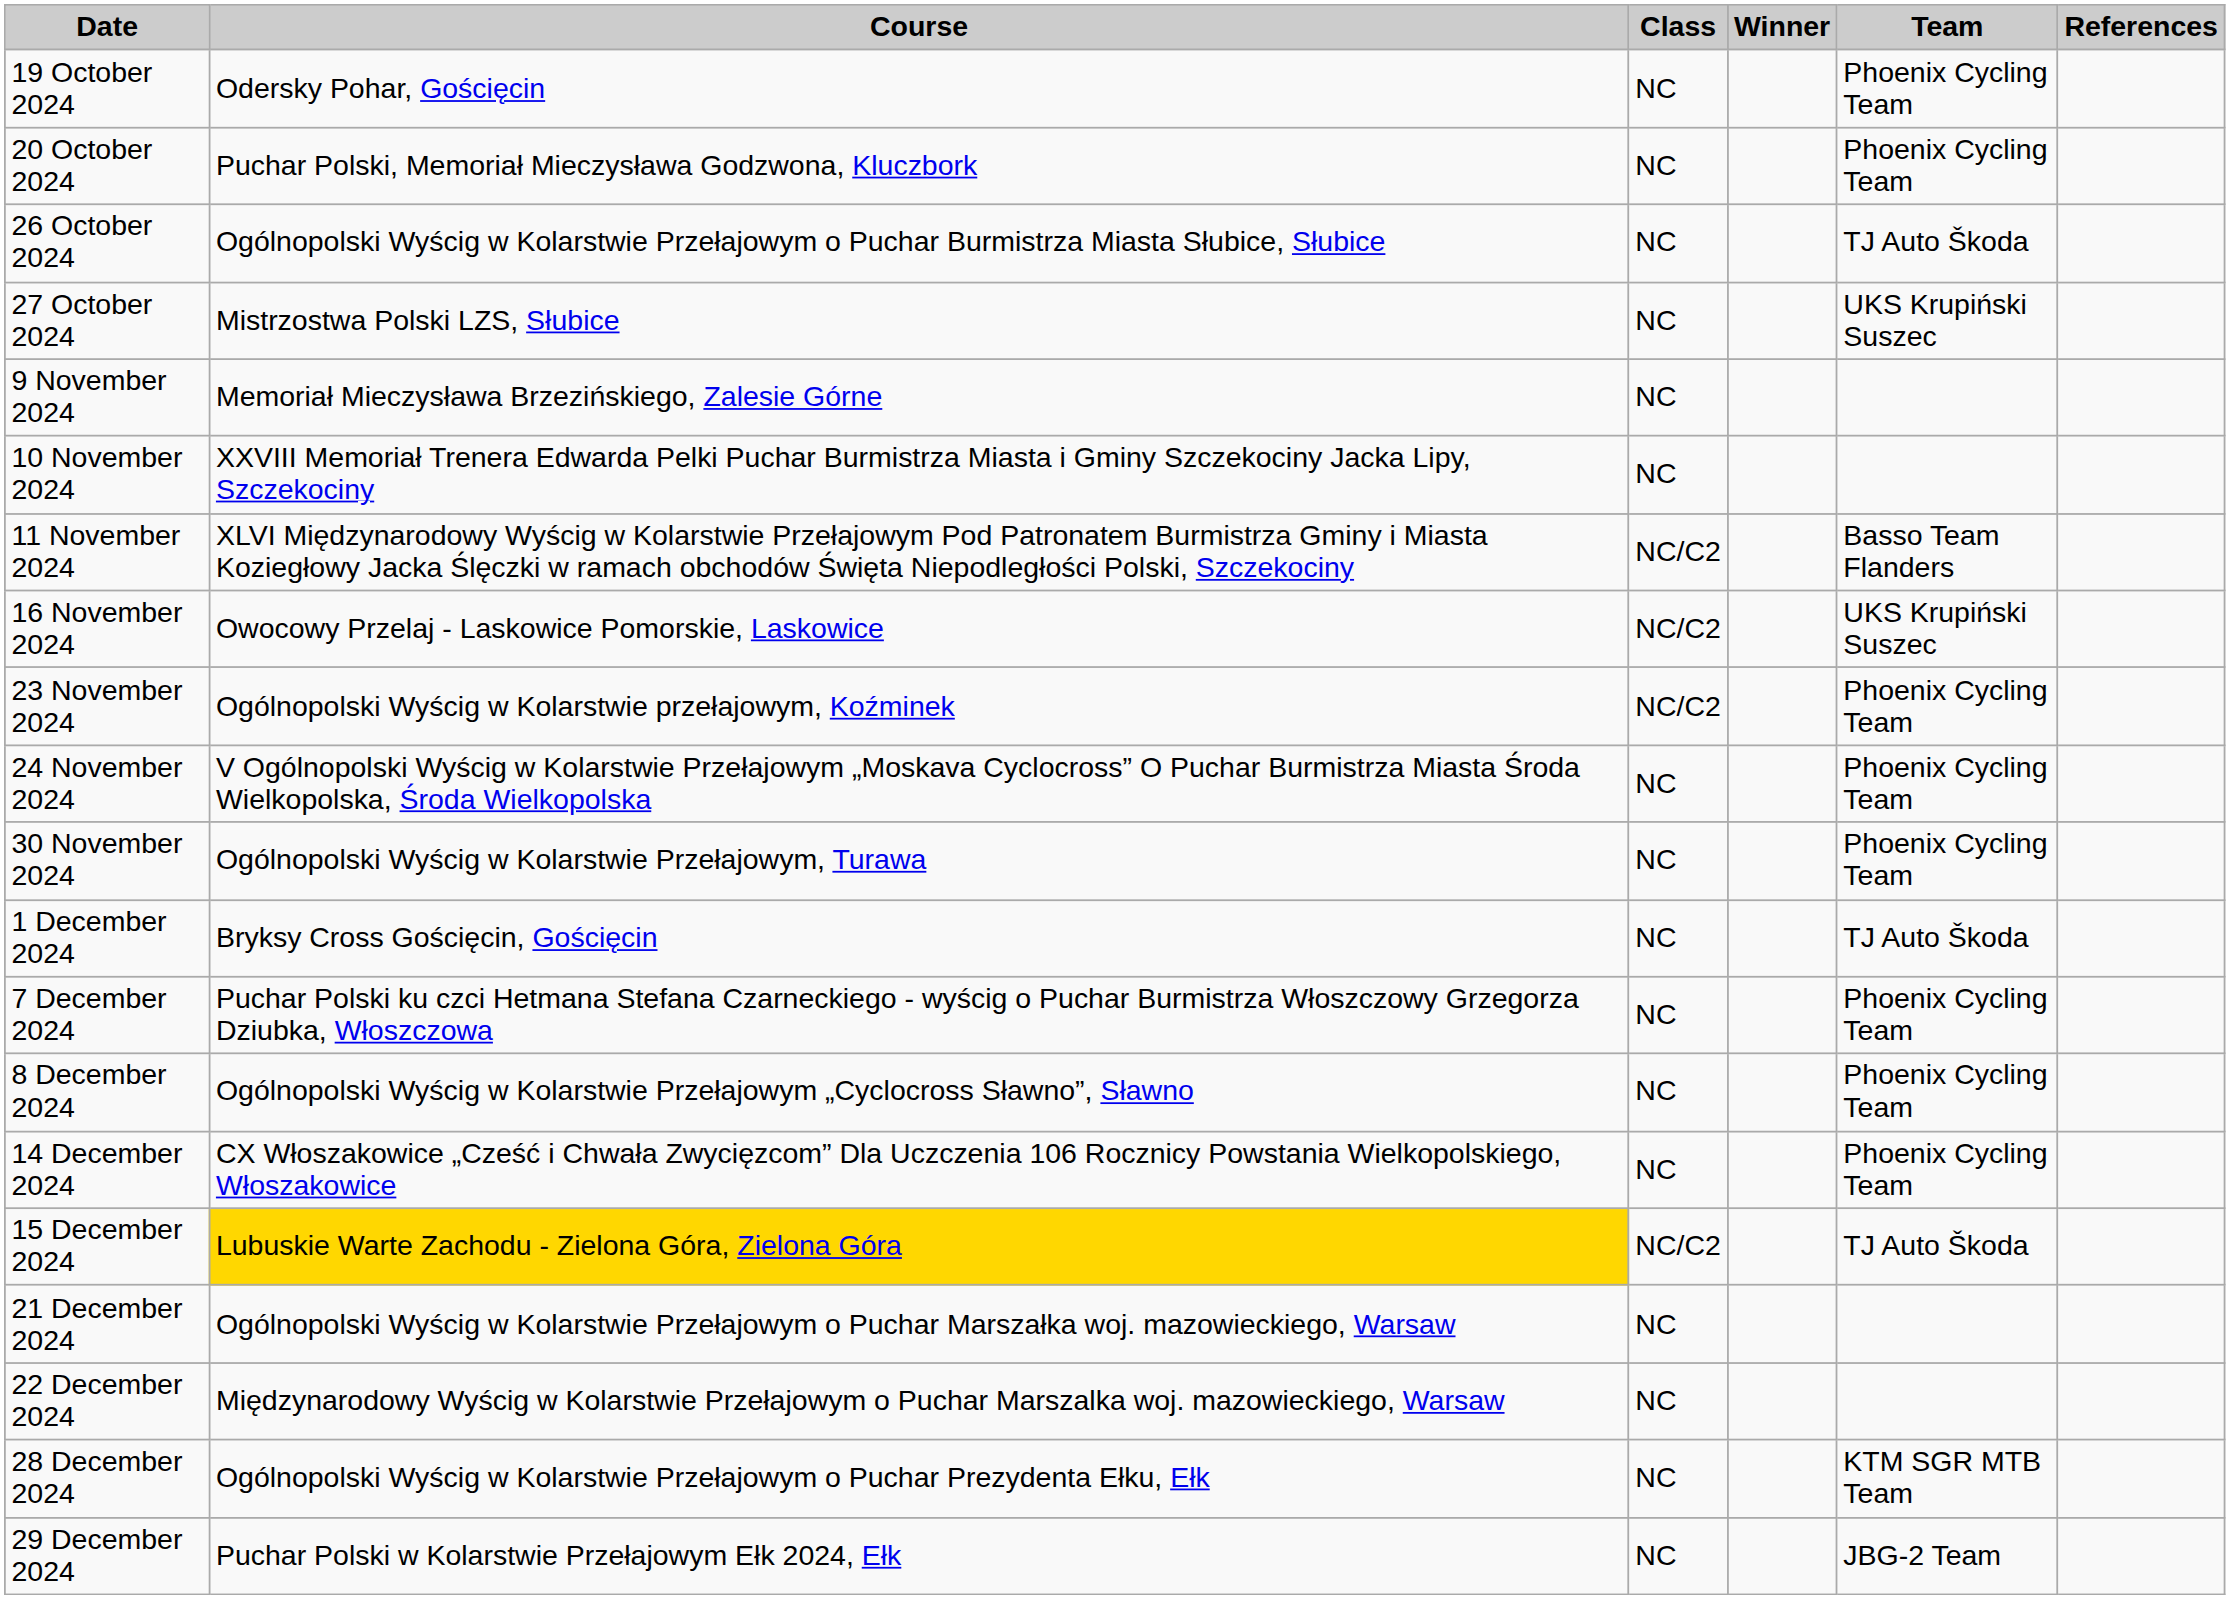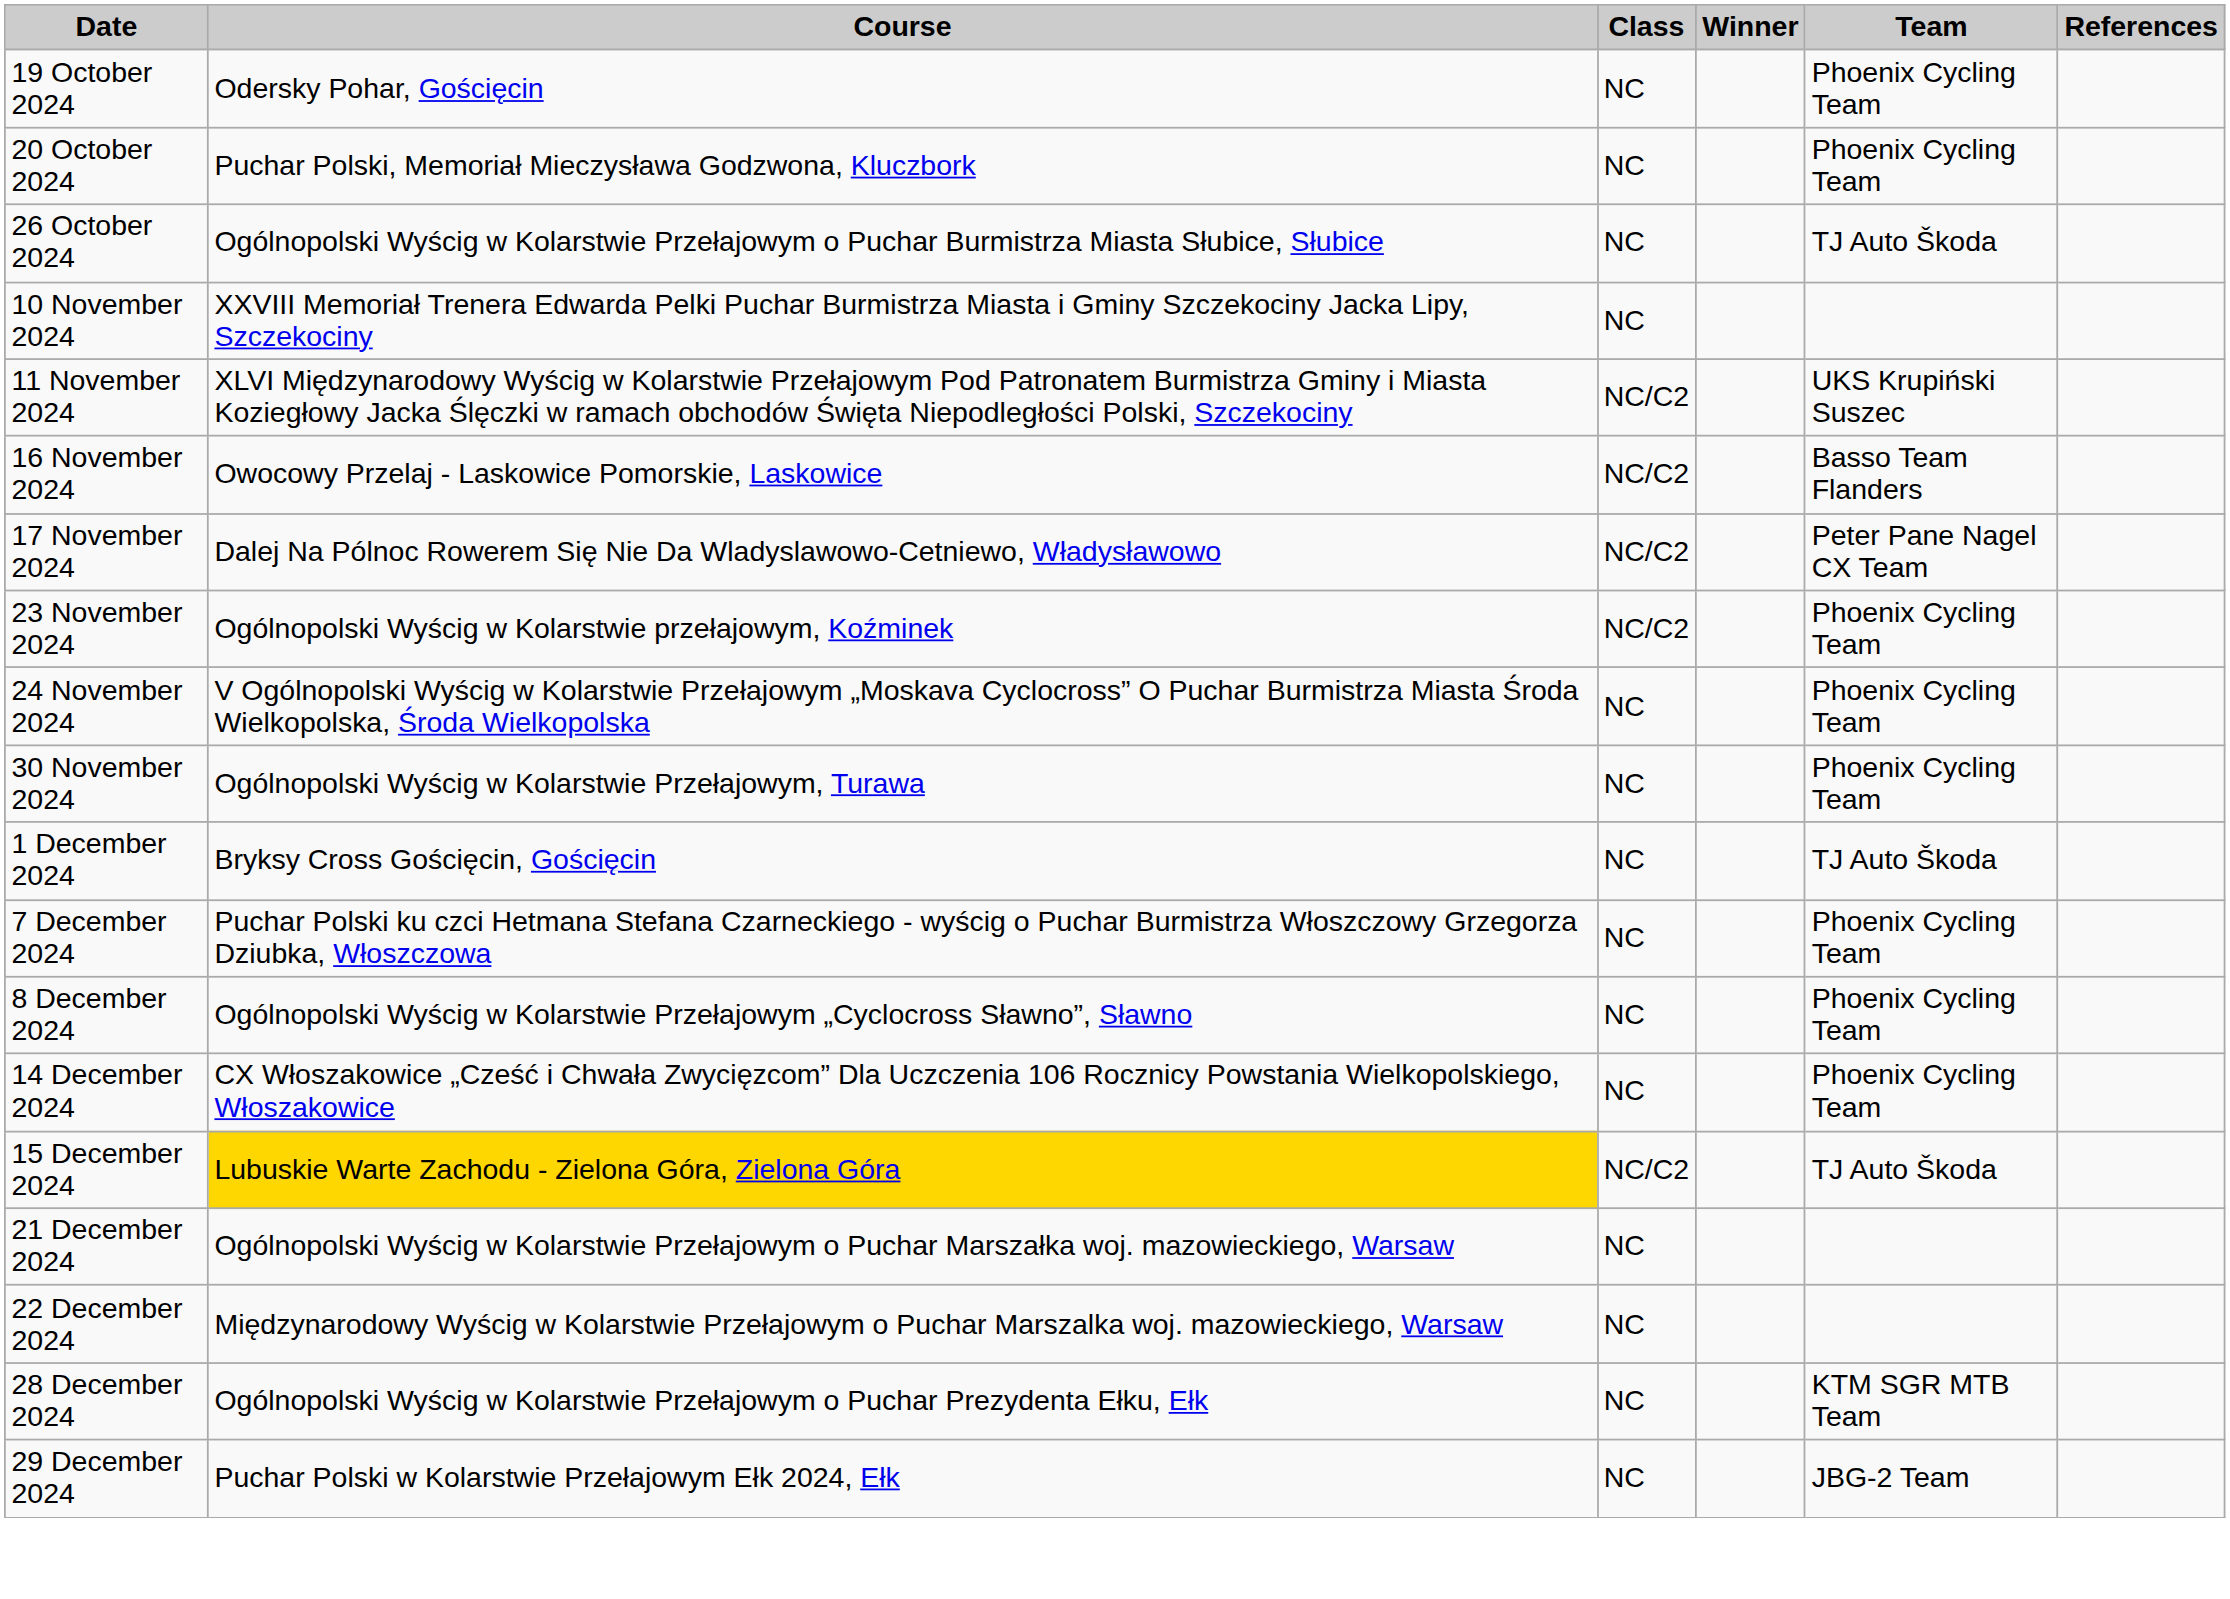- row: (82, 319)
- row: (89, 397)
(1921, 551) Basso Team Flanders -> (1903, 397) UKS Krupiński Suszec
(1935, 628) UKS Krupiński Suszec -> (1890, 474) Basso Team Flanders
+ row: (97, 551)
